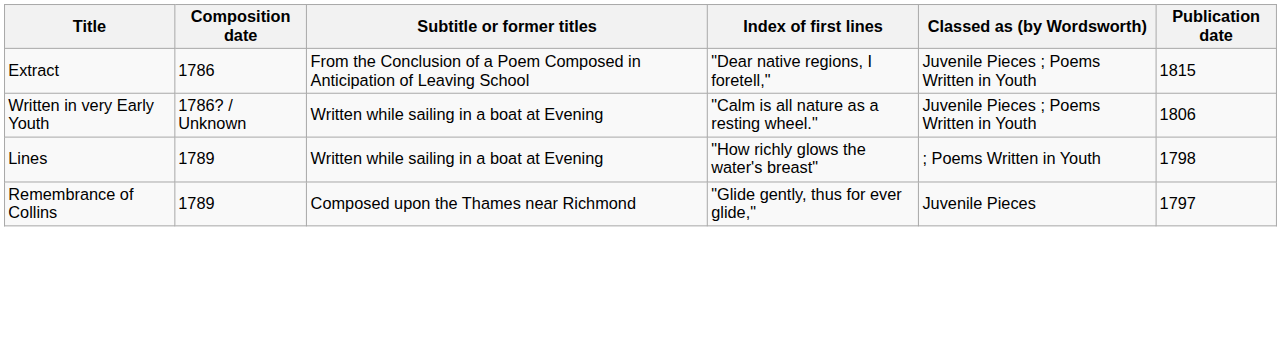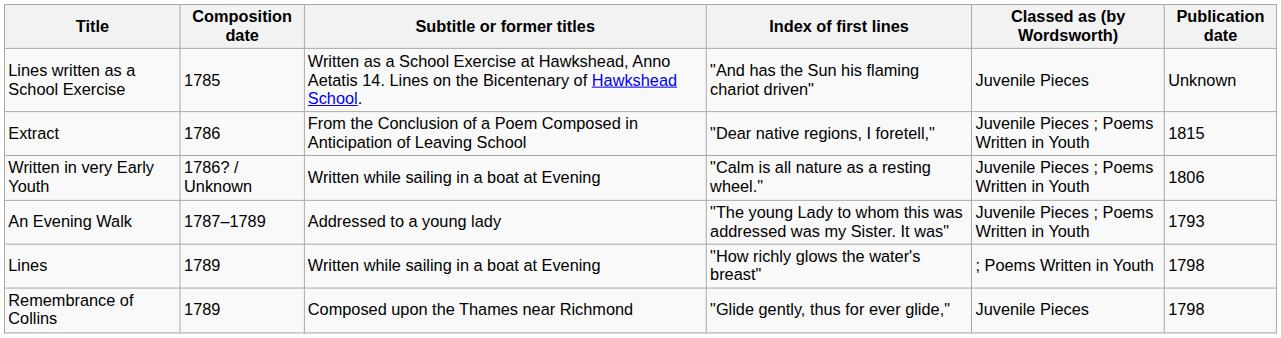+ row: (72, 80)
+ row: (70, 221)
(1178, 203) 1797 -> (1186, 310) 1798
